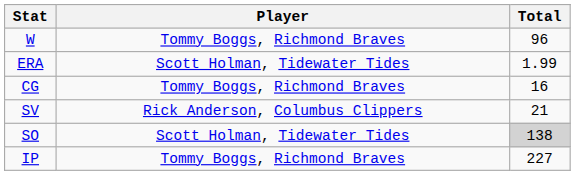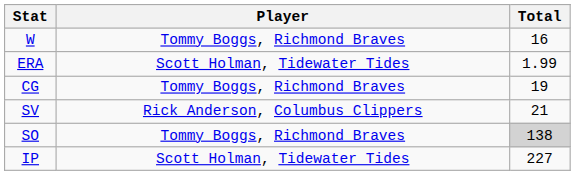(540, 40) 96 -> (540, 40) 16
(540, 88) 16 -> (540, 88) 19
(283, 135) Scott Holman, Tidewater Tides -> (283, 135) Tommy Boggs, Richmond Braves
(283, 159) Tommy Boggs, Richmond Braves -> (283, 159) Scott Holman, Tidewater Tides
